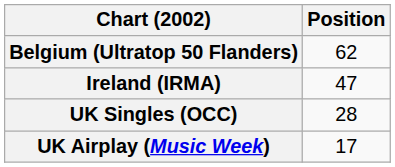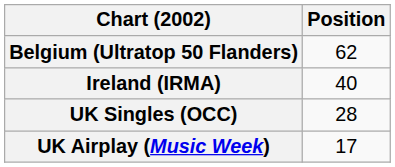(346, 83) 47 -> (346, 83) 40
